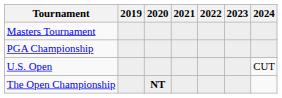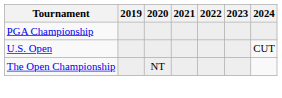- row: (51, 31)
(158, 84) bold -> (158, 66) normal
